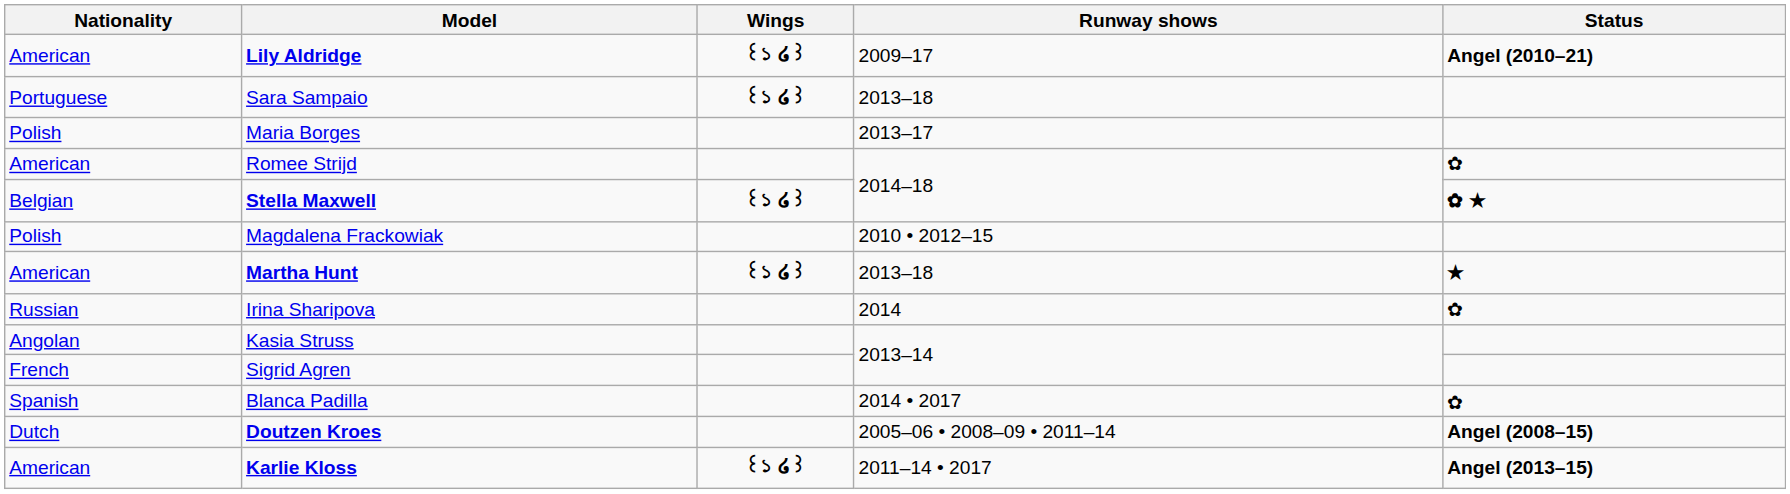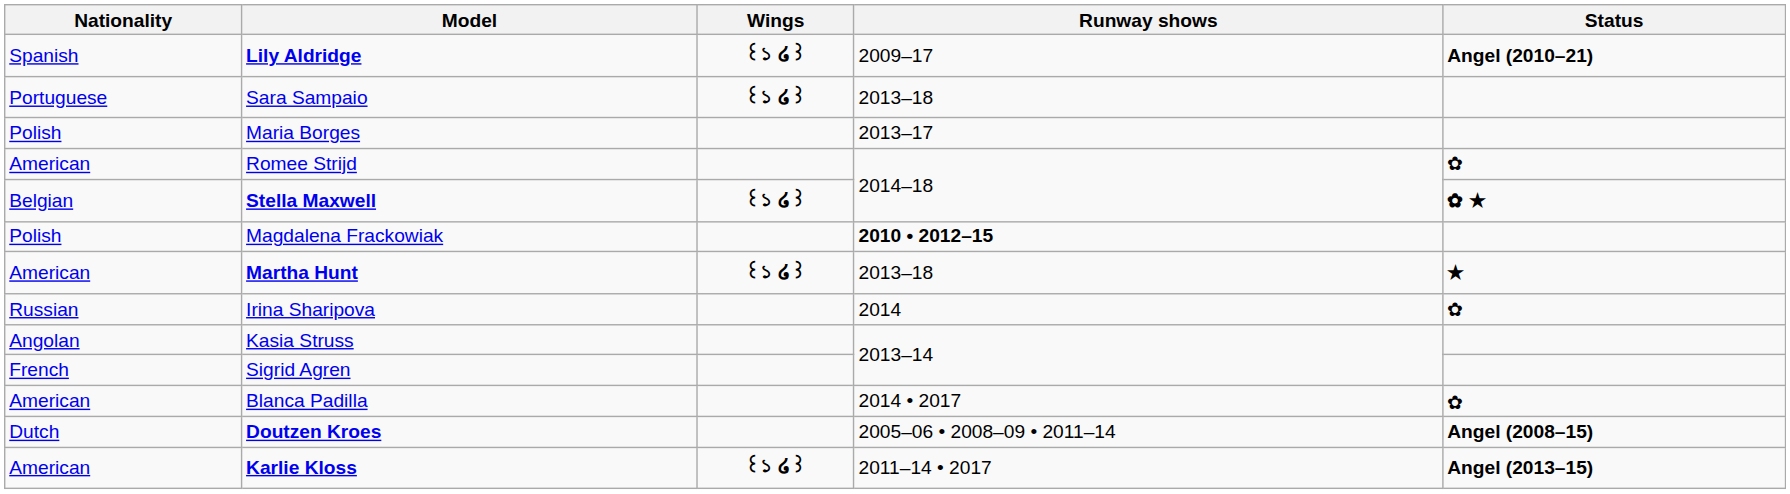(50, 55) American -> (44, 55) Spanish
(926, 236) normal -> (926, 236) bold
(44, 401) Spanish -> (50, 401) American
